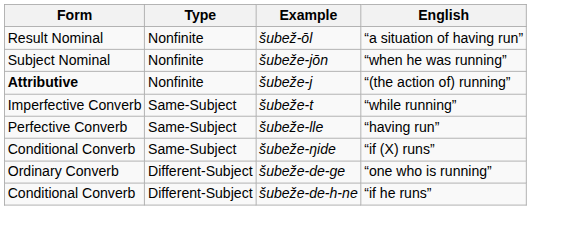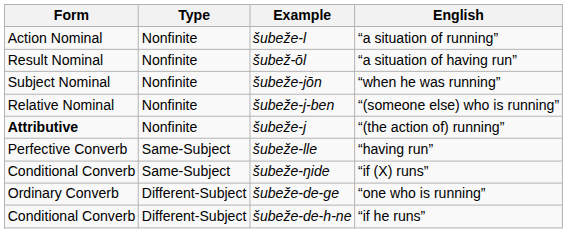+ row: (279, 37)
+ row: (294, 104)
- row: (286, 104)
